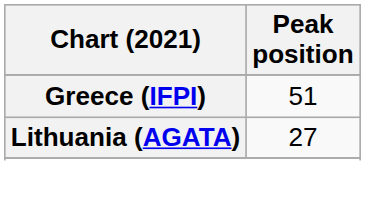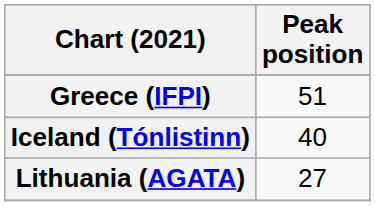+ row: (130, 137)
